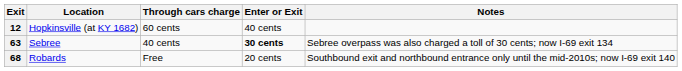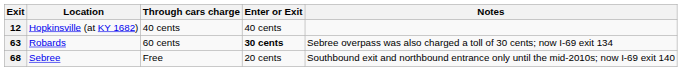(161, 27) 60 cents -> (161, 27) 40 cents
(45, 43) Sebree -> (47, 43) Robards
(161, 43) 40 cents -> (161, 43) 60 cents
(47, 58) Robards -> (45, 58) Sebree
